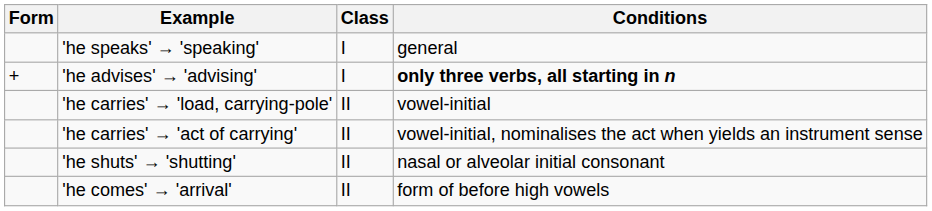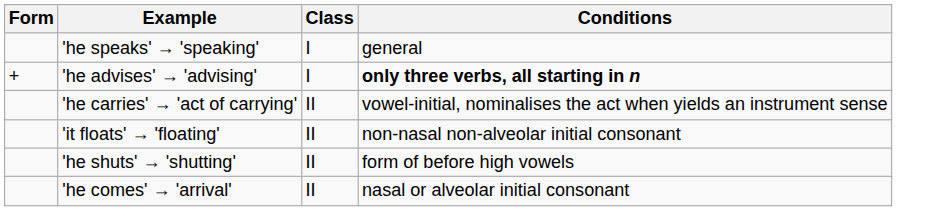- row: (197, 104)
+ row: (141, 133)
(531, 162) nasal or alveolar initial consonant -> (468, 162) form of before high vowels
(503, 190) form of before high vowels -> (496, 190) nasal or alveolar initial consonant
